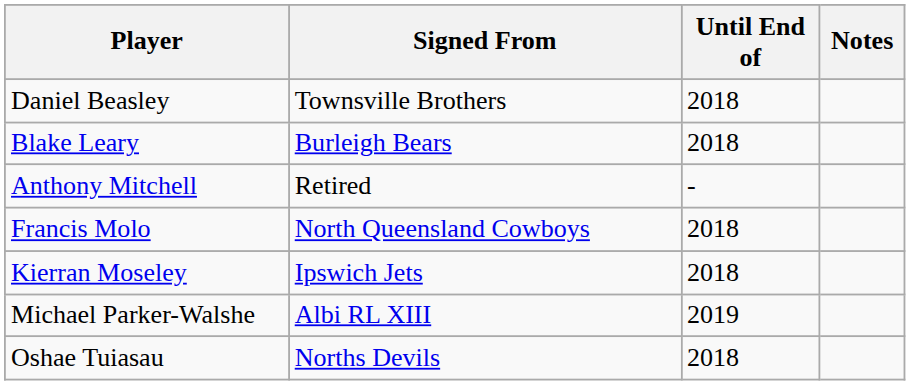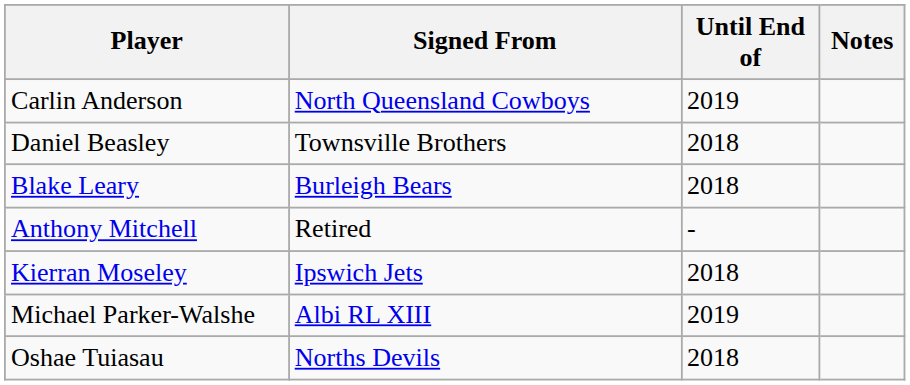+ row: (97, 100)
- row: (81, 229)
